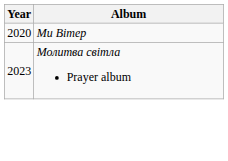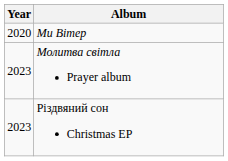+ row: (129, 121)
